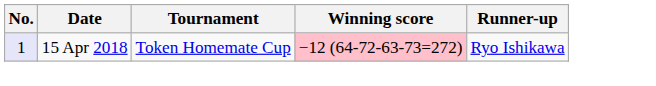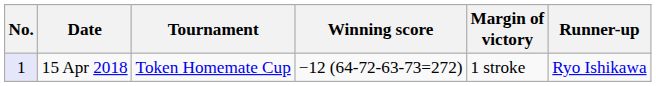+ column: (507, 29)
(381, 47) pink background -> (381, 67) no background
